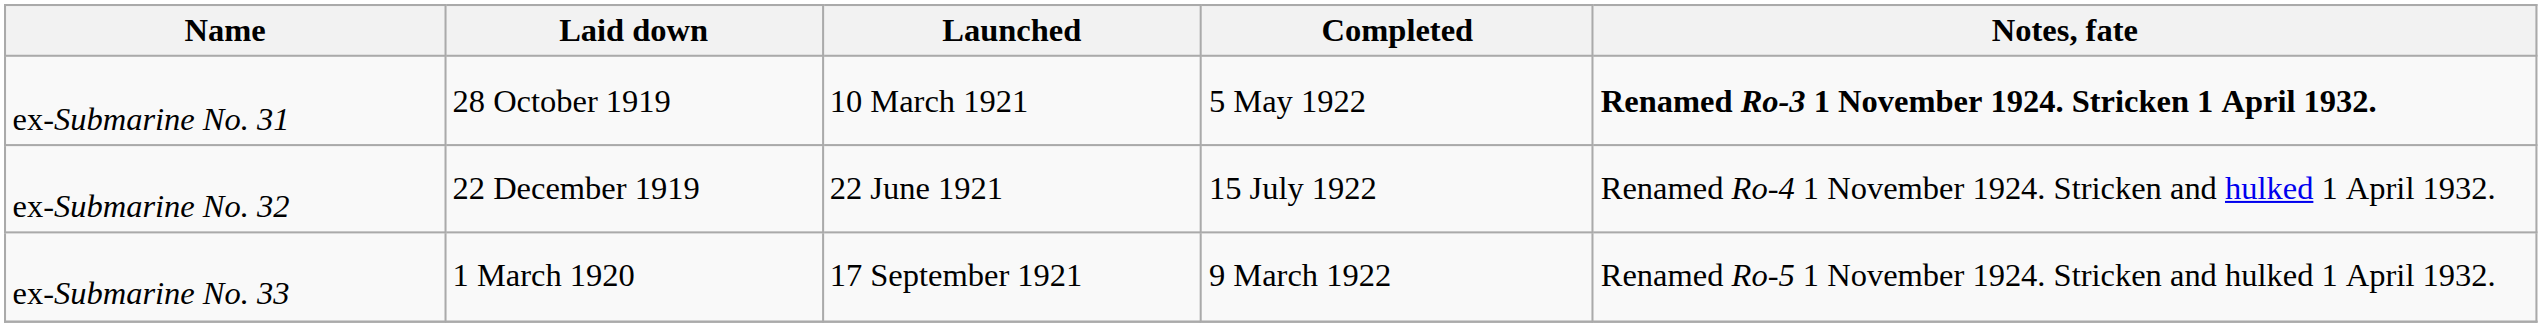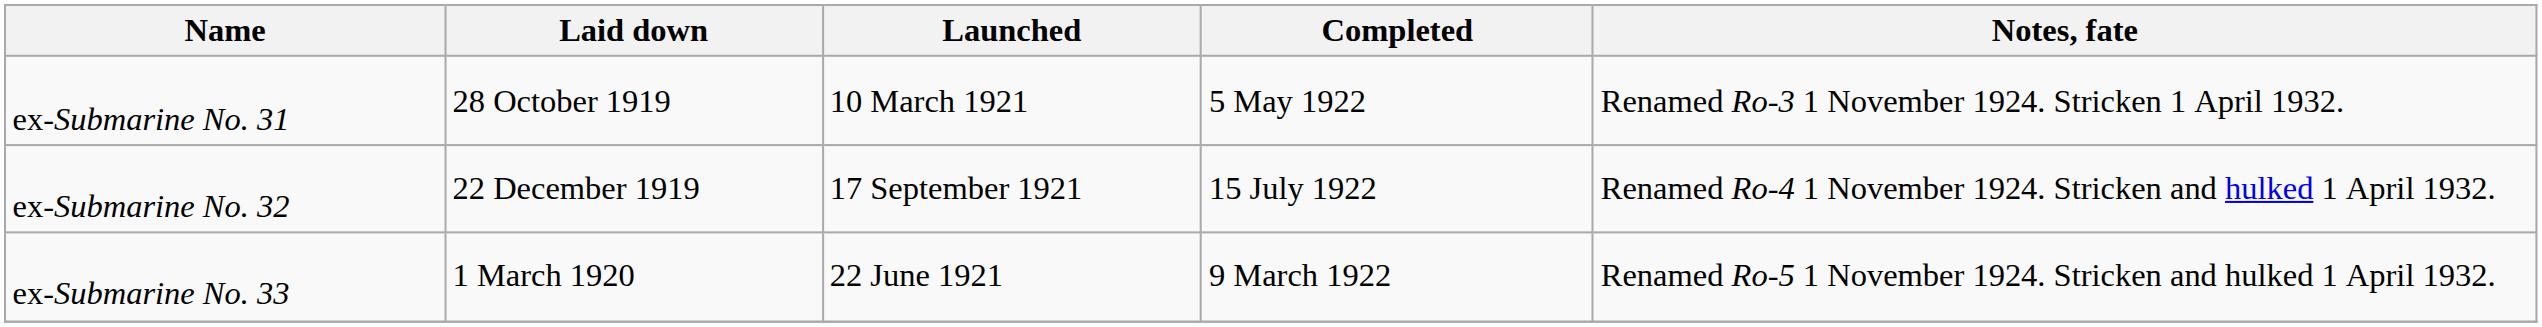(1989, 100) bold -> (1972, 100) normal
(916, 188) 22 June 1921 -> (956, 188) 17 September 1921
(956, 276) 17 September 1921 -> (916, 276) 22 June 1921
